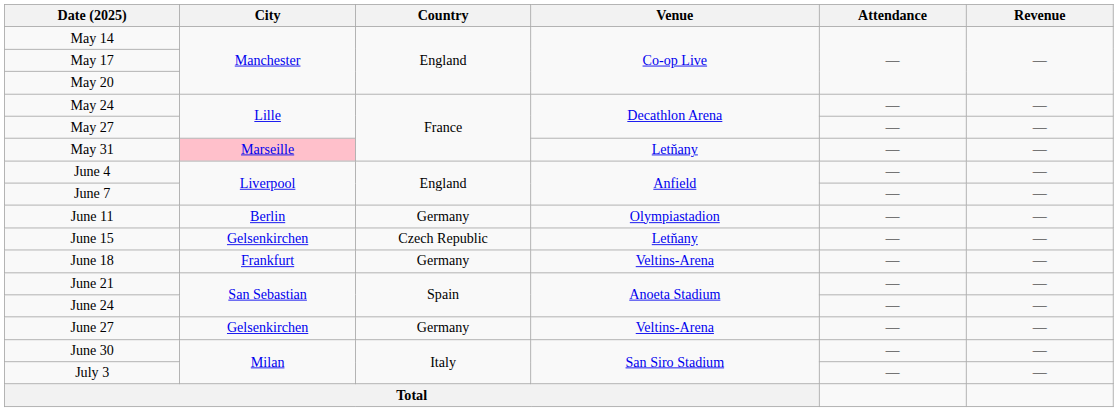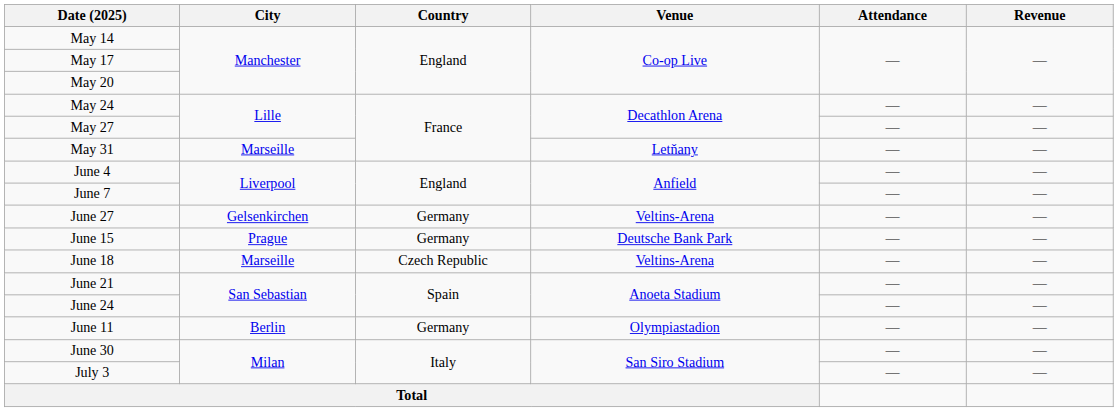(268, 149) pink background -> (268, 149) no background
rows swapped: (92, 216) <-> (92, 328)
(268, 238) Gelsenkirchen -> (268, 238) Prague
(443, 238) Czech Republic -> (443, 238) Germany
(675, 238) Letňany -> (675, 238) Deutsche Bank Park
(268, 261) Frankfurt -> (268, 261) Marseille
(443, 261) Germany -> (443, 261) Czech Republic
